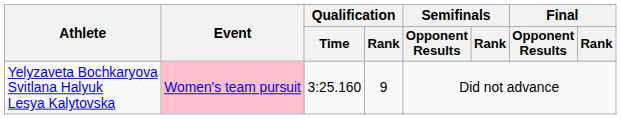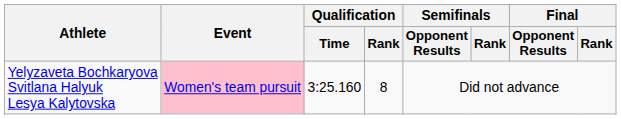(384, 88) 9 -> (384, 88) 8
